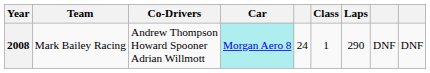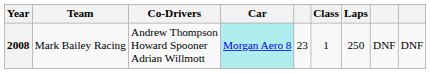(302, 45) 24 -> (302, 45) 23
(356, 45) 290 -> (356, 45) 250
